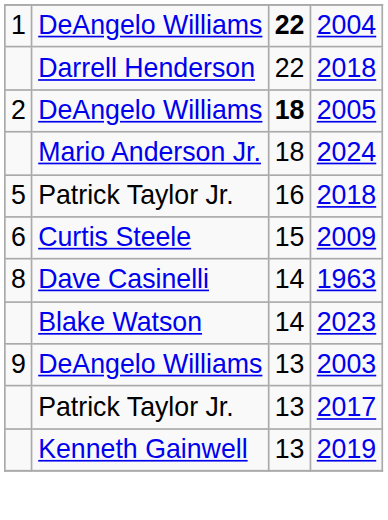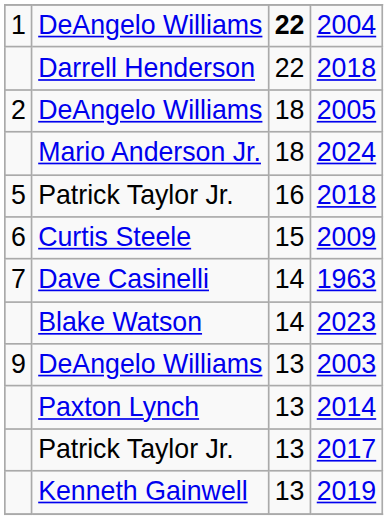(290, 110) bold -> (290, 110) normal
(18, 279) 8 -> (18, 279) 7
+ row: (119, 407)
